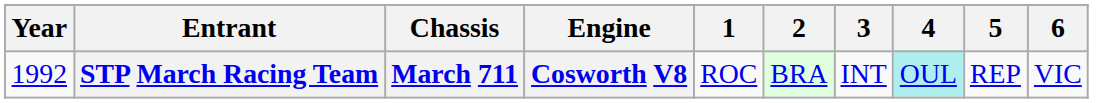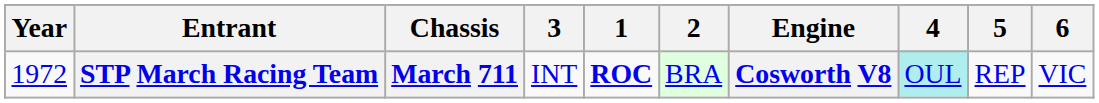columns swapped: (609, 27) <-> (864, 27)
(39, 73) 1992 -> (39, 73) 1972
(729, 73) normal -> (621, 73) bold
